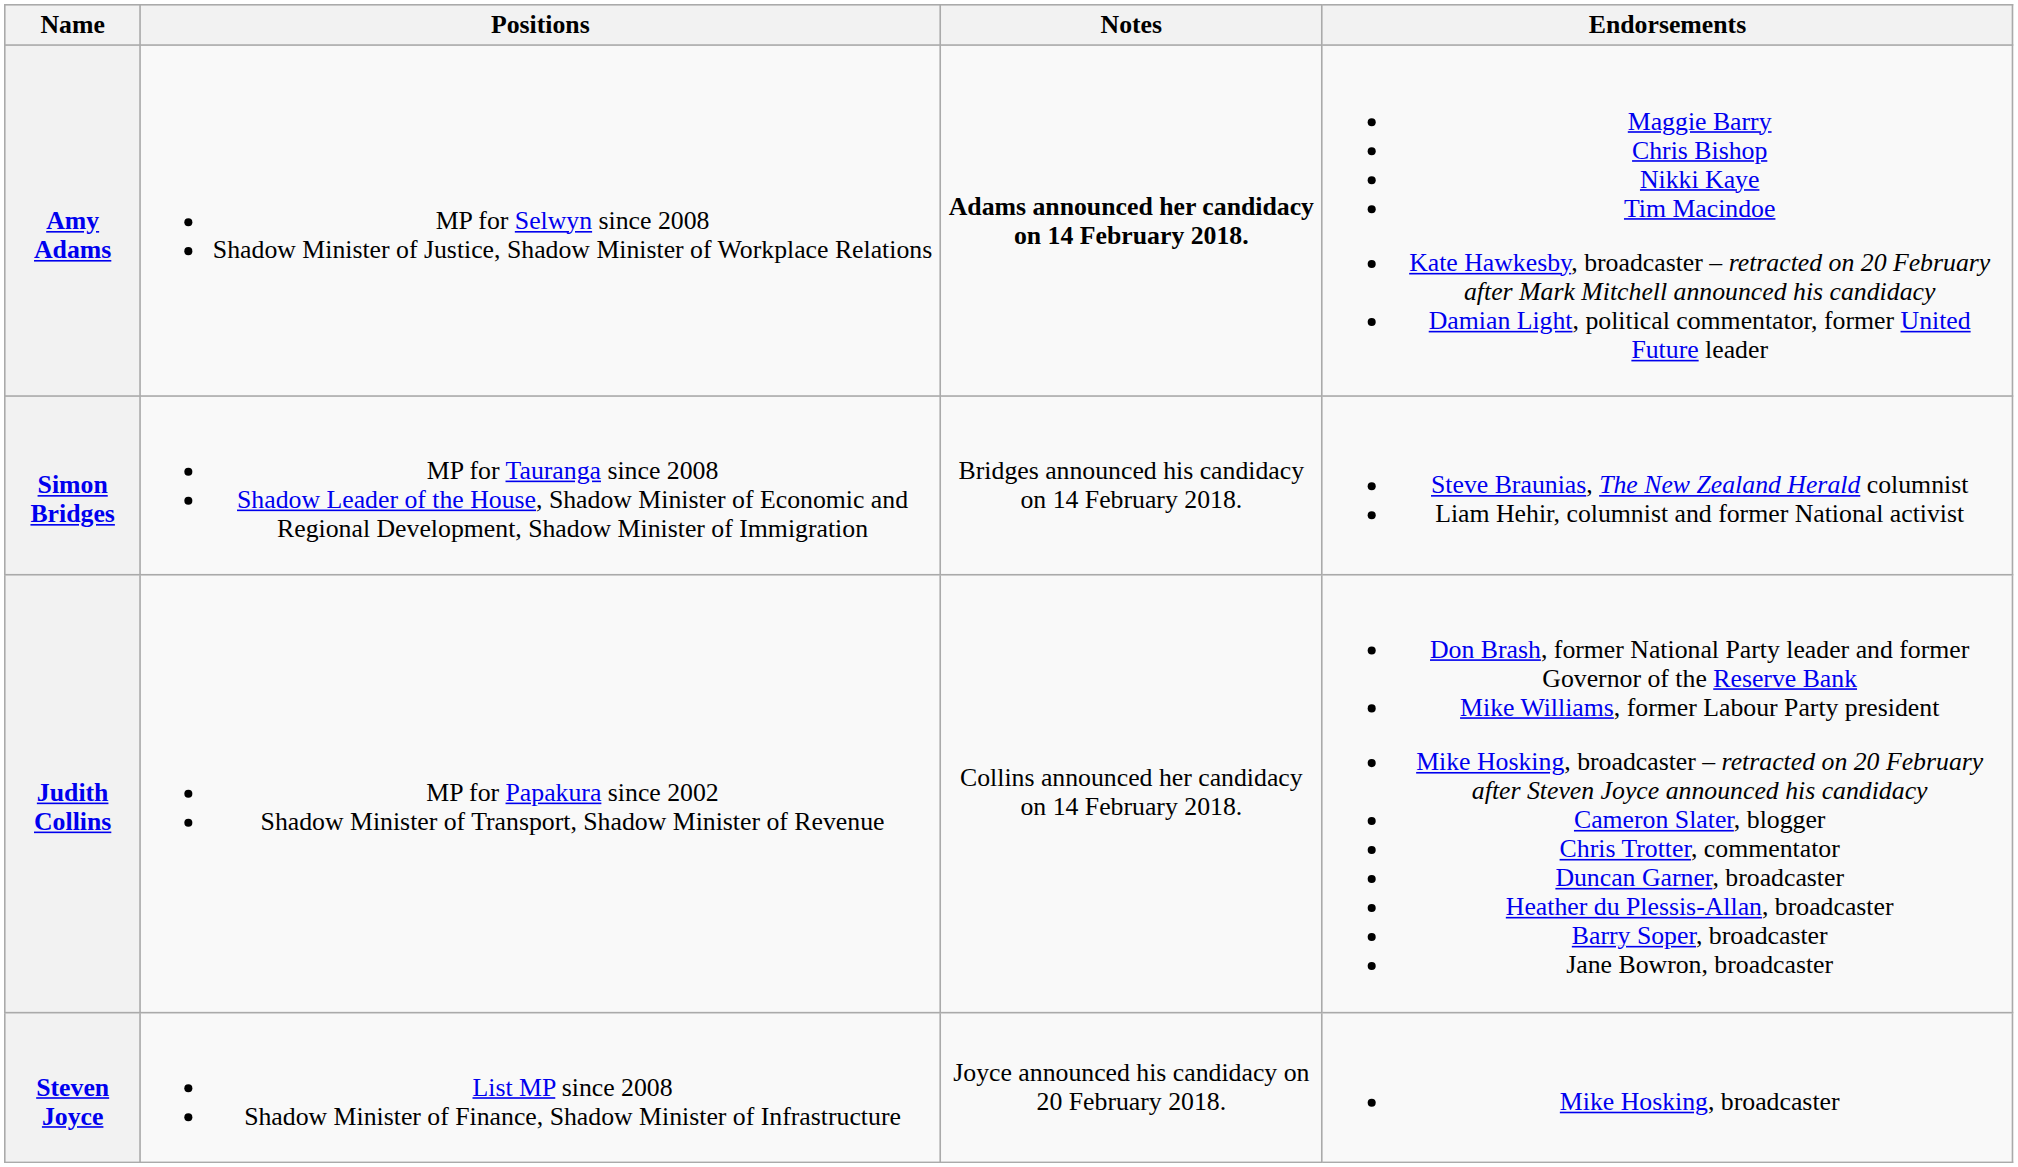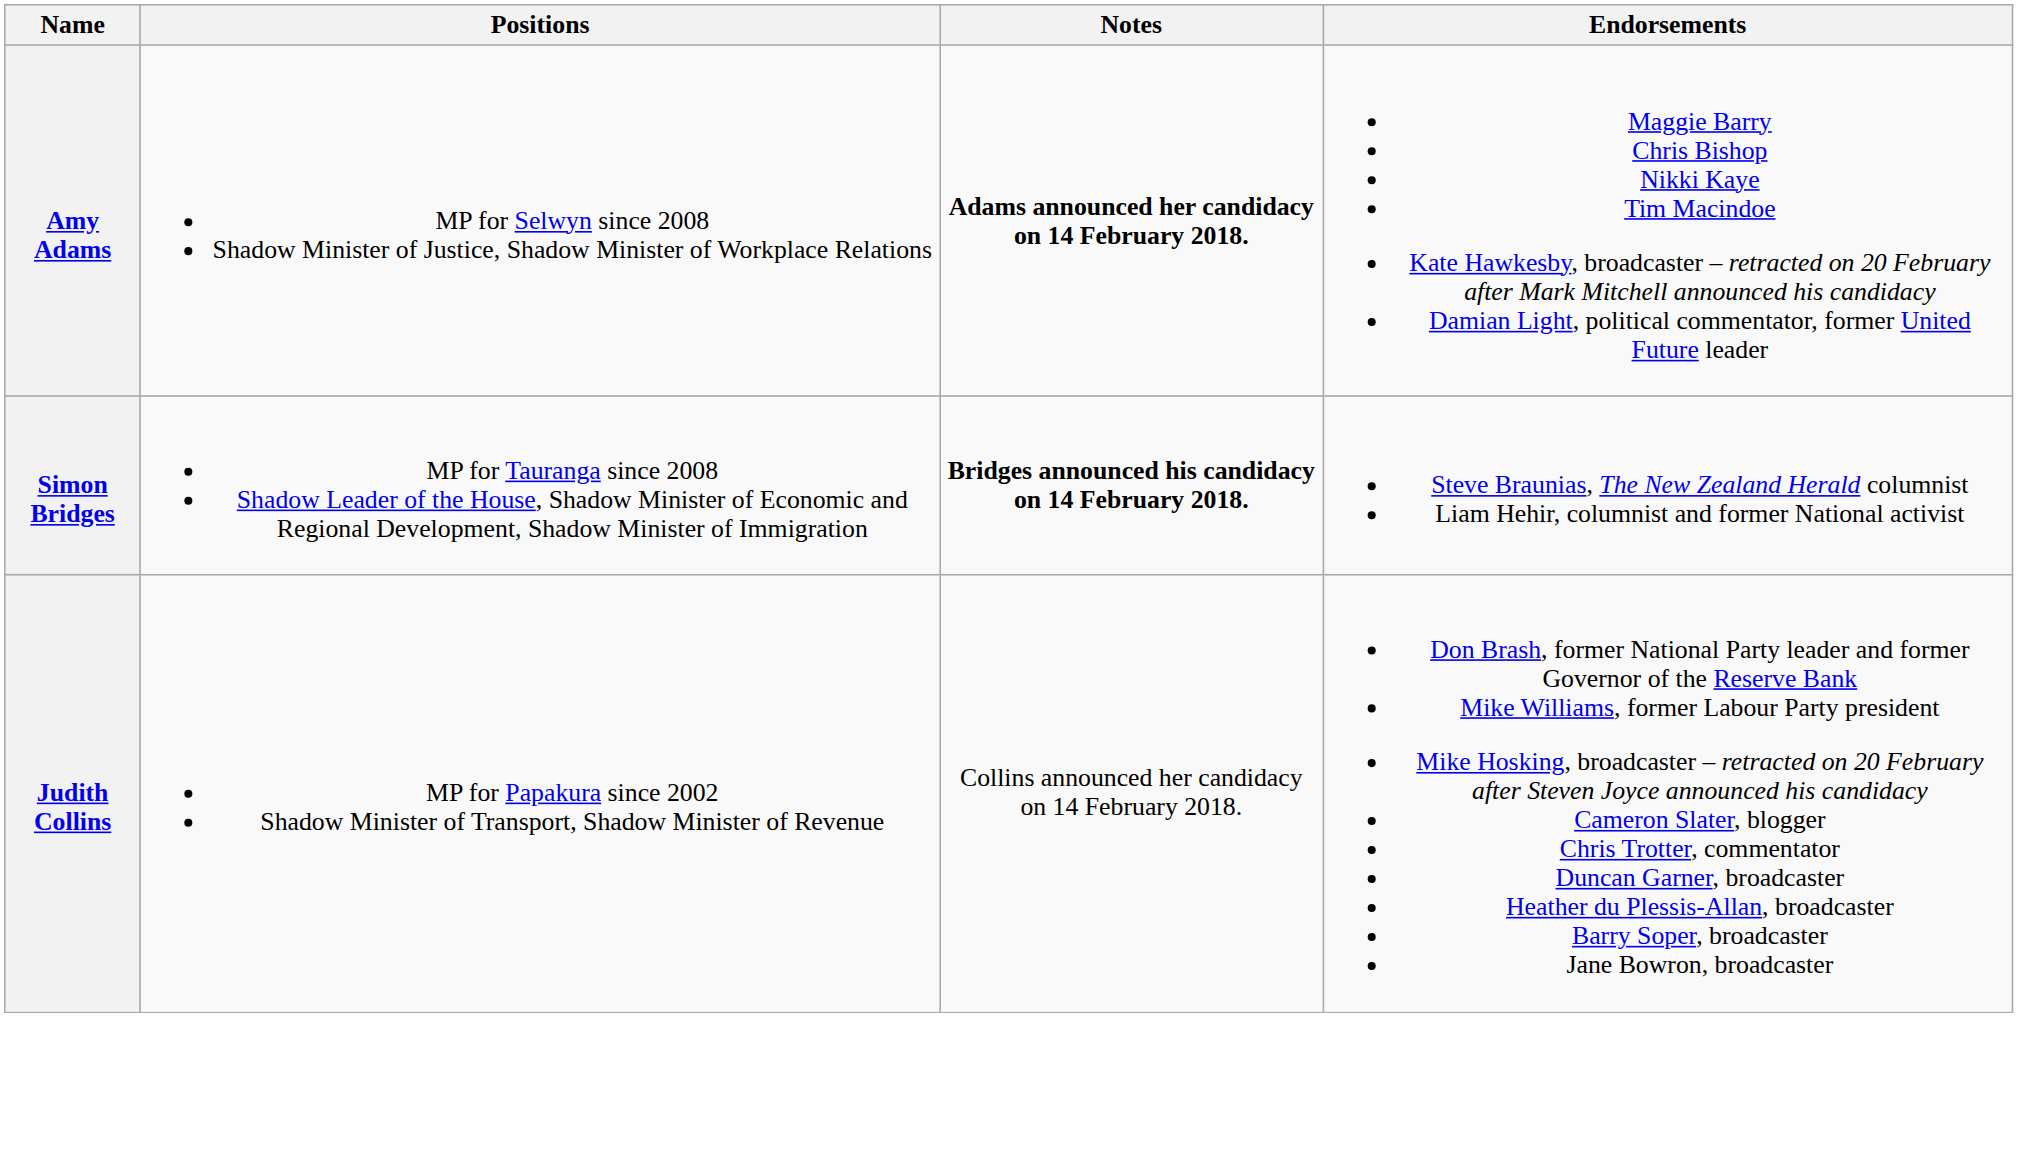(1131, 484) normal -> (1131, 484) bold
- row: (73, 1101)
